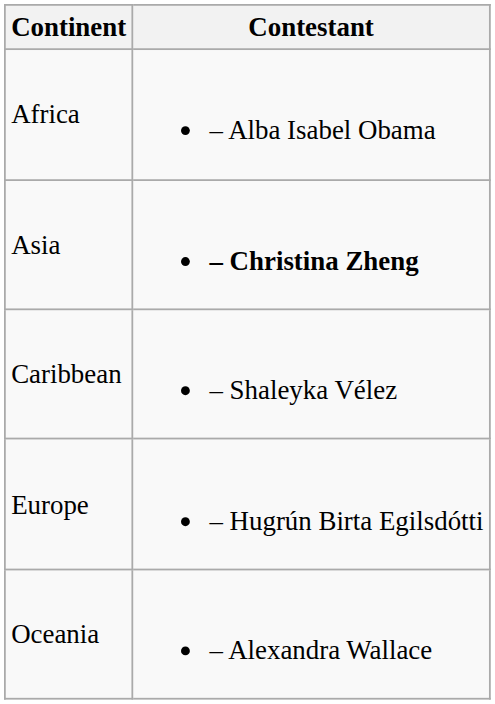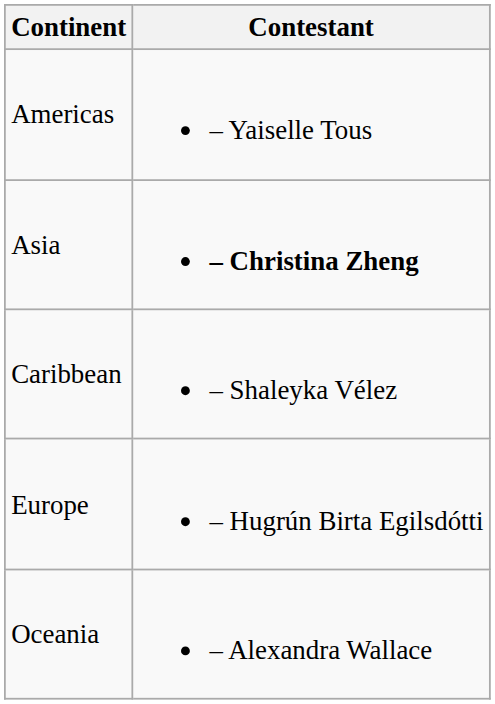- row: (45, 114)
+ row: (63, 114)
